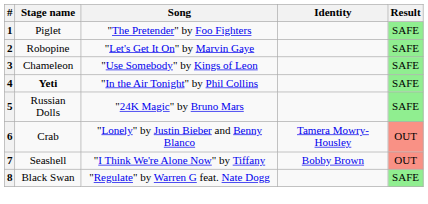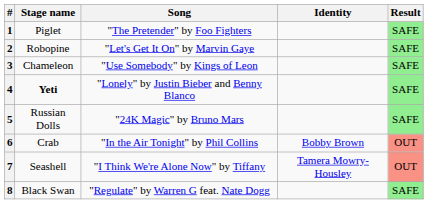(179, 83) "In the Air Tonight" by Phil Collins -> (179, 89) "Lonely" by Justin Bieber and Benny Blanco
(179, 136) "Lonely" by Justin Bieber and Benny Blanco -> (179, 143) "In the Air Tonight" by Phil Collins
(333, 136) Tamera Mowry-Housley -> (333, 143) Bobby Brown
(333, 160) Bobby Brown -> (333, 166) Tamera Mowry-Housley
